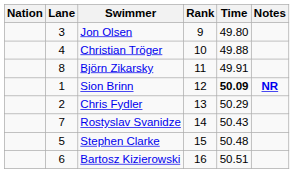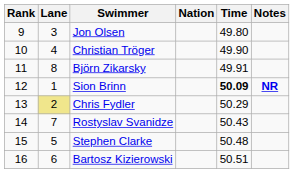columns swapped: (200, 13) <-> (25, 13)
(234, 50) 49.88 -> (234, 50) 49.90
(62, 104) no background -> (54, 104) khaki background
